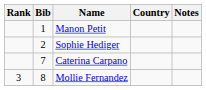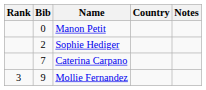(43, 28) 1 -> (43, 28) 0
(43, 77) 8 -> (43, 77) 9
